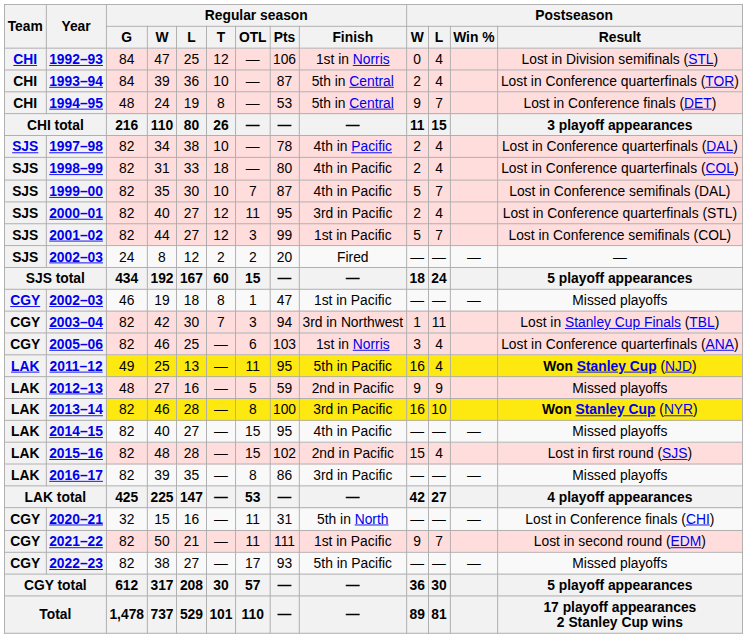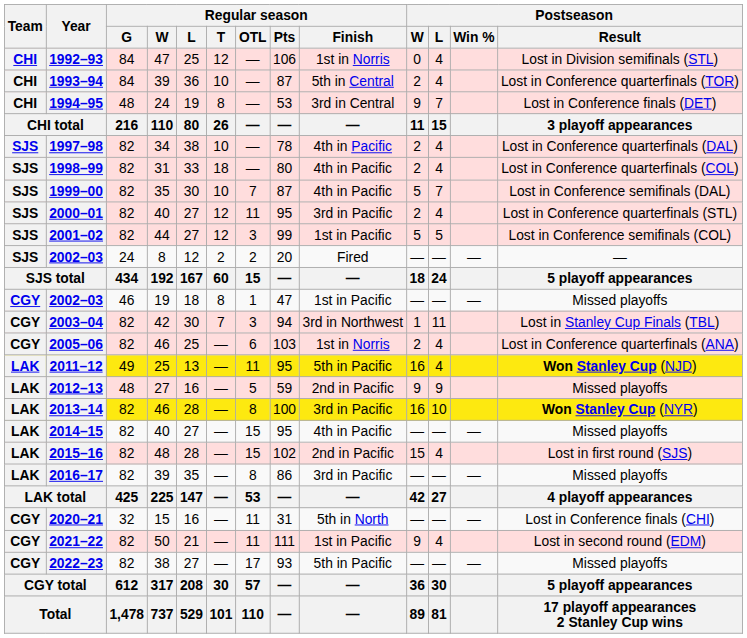(353, 103) 5th in Central -> (353, 103) 3rd in Central
(439, 235) 7 -> (439, 235) 5
(417, 344) 3 -> (417, 344) 2
(439, 541) 7 -> (439, 541) 4
